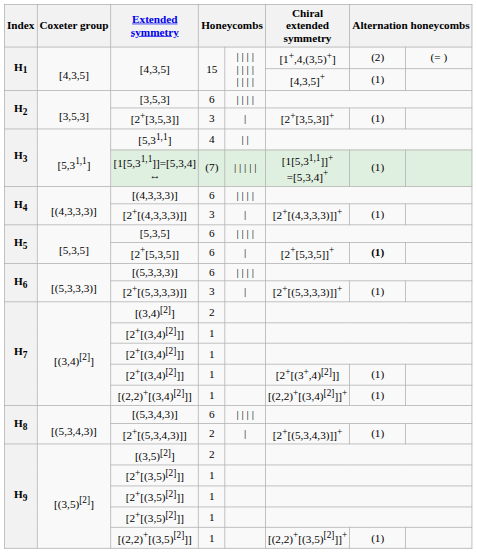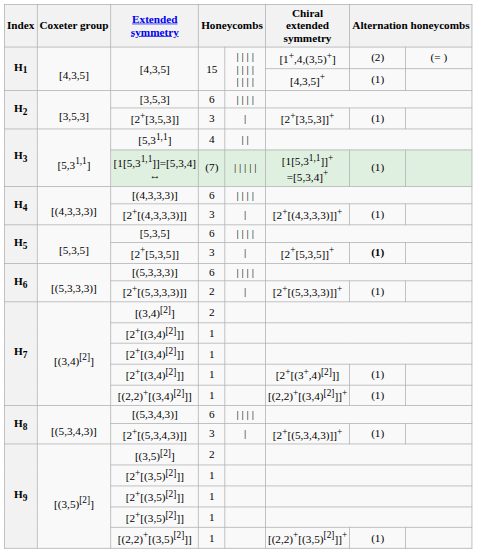(212, 252) 6 -> (212, 252) 3
(212, 291) 3 -> (212, 291) 2
(212, 433) 2 -> (212, 433) 3
